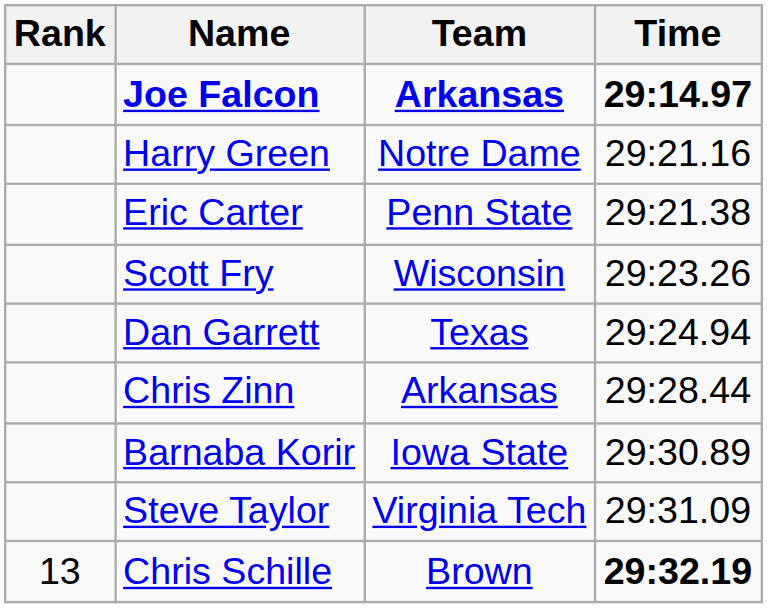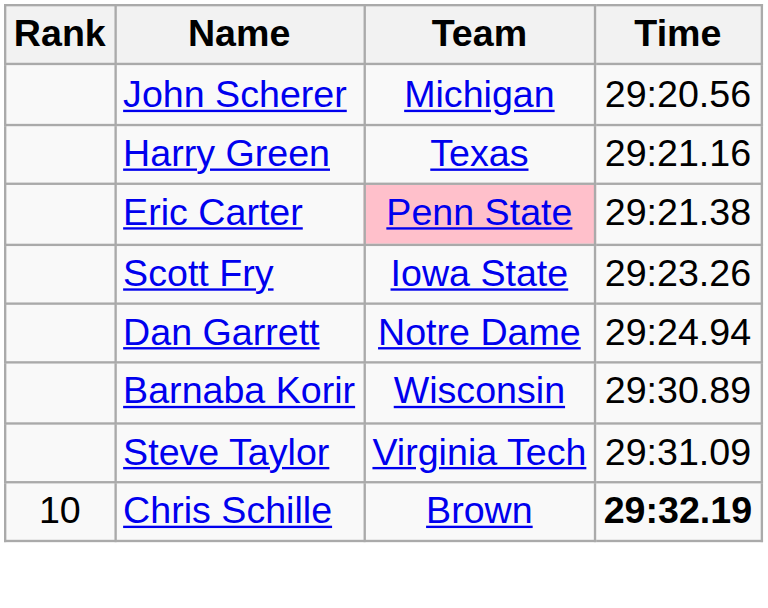- row: (221, 93)
+ row: (235, 93)
(479, 153) Notre Dame -> (479, 153) Texas
(479, 213) no background -> (479, 213) pink background
(479, 272) Wisconsin -> (479, 272) Iowa State
(479, 332) Texas -> (479, 332) Notre Dame
- row: (209, 392)
(479, 451) Iowa State -> (479, 392) Wisconsin
(60, 570) 13 -> (60, 511) 10
